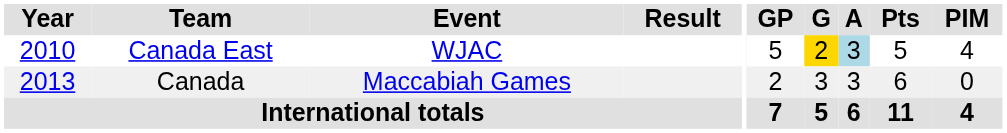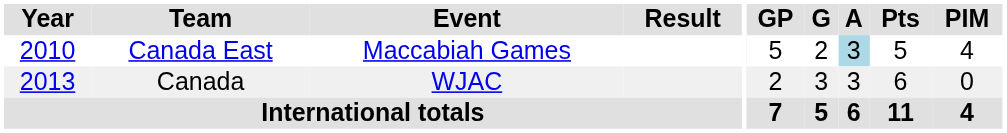(467, 50) WJAC -> (467, 50) Maccabiah Games
(821, 50) gold background -> (821, 50) no background
(467, 81) Maccabiah Games -> (467, 81) WJAC
